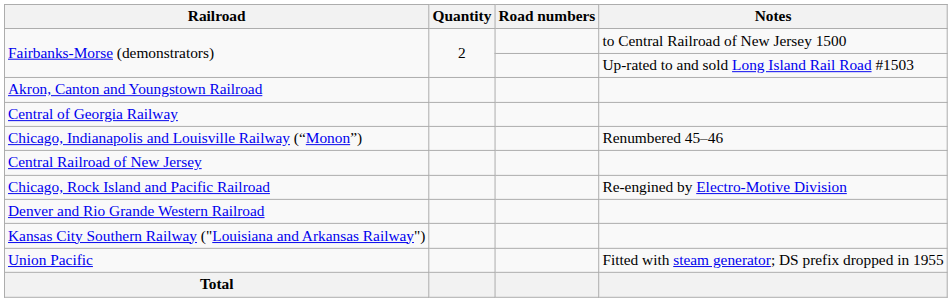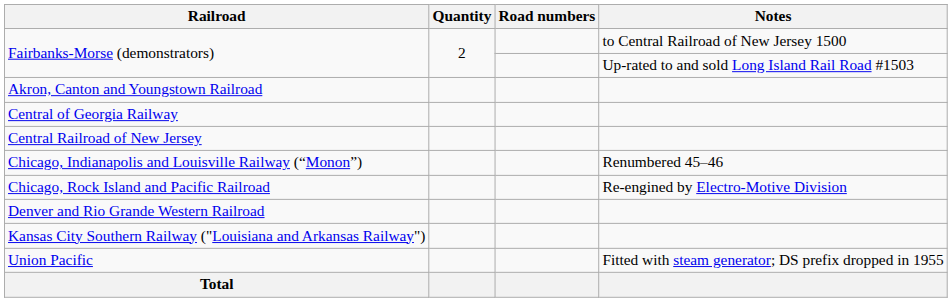rows swapped: (105, 162) <-> (185, 138)
